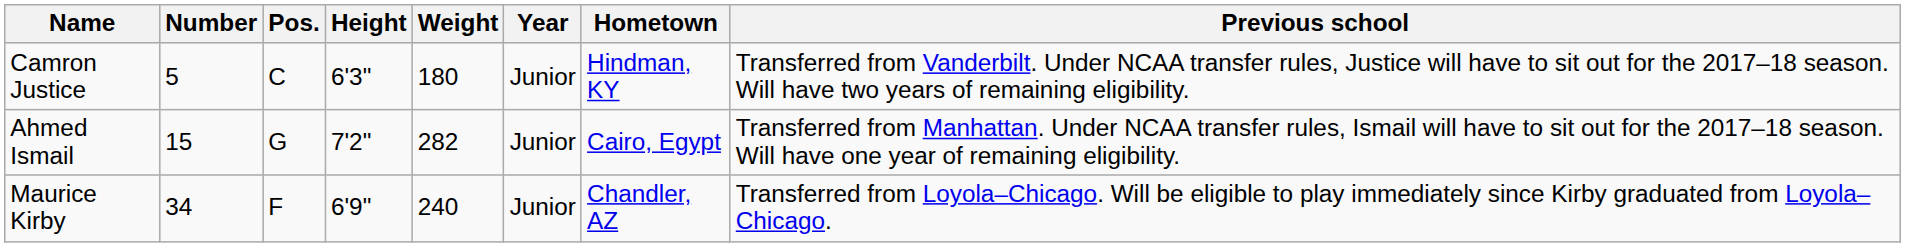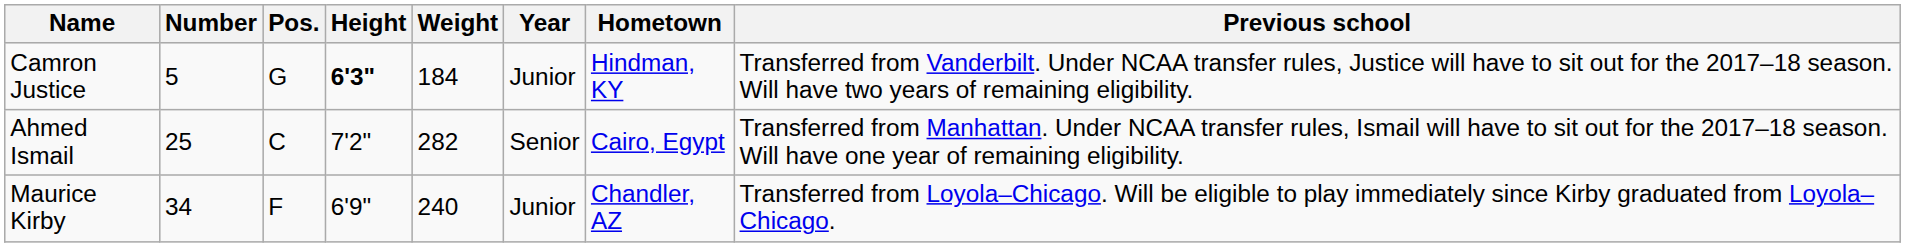(277, 76) C -> (278, 76) G
(351, 76) normal -> (353, 76) bold
(438, 76) 180 -> (438, 76) 184
(179, 141) 15 -> (179, 141) 25
(278, 141) G -> (277, 141) C
(543, 141) Junior -> (545, 141) Senior
